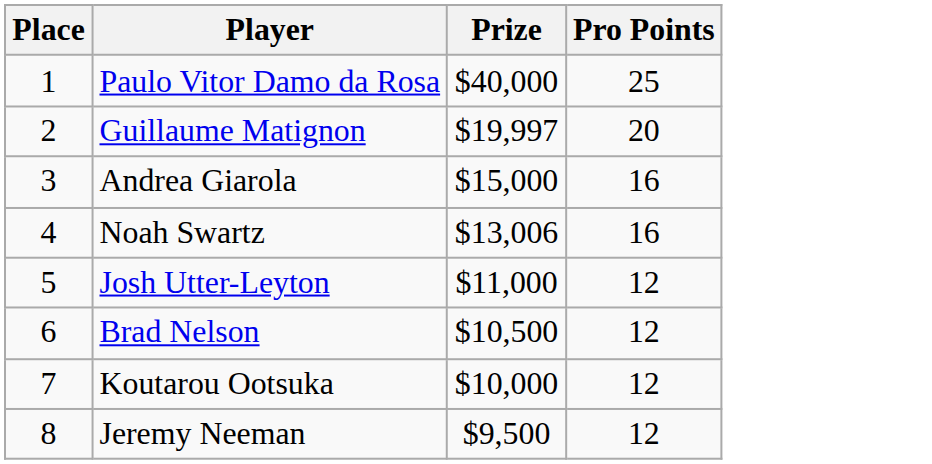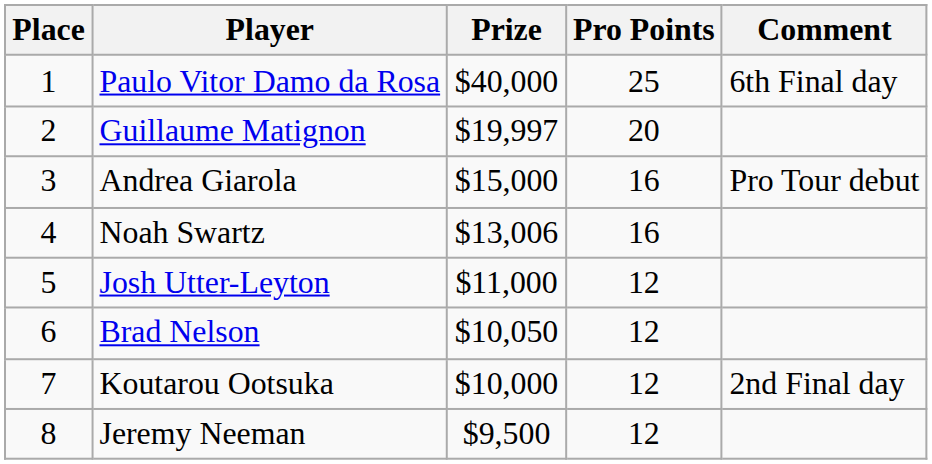+ column: (824, 29)
(507, 332) $10,500 -> (507, 332) $10,050
